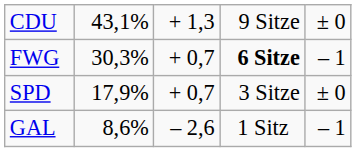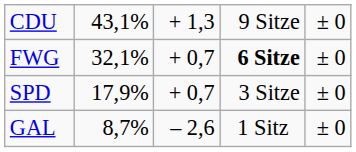(120, 57) 30,3% -> (120, 57) 32,1%
(332, 57) – 1 -> (331, 57) ± 0
(126, 127) 8,6% -> (126, 127) 8,7%
(332, 127) – 1 -> (331, 127) ± 0
